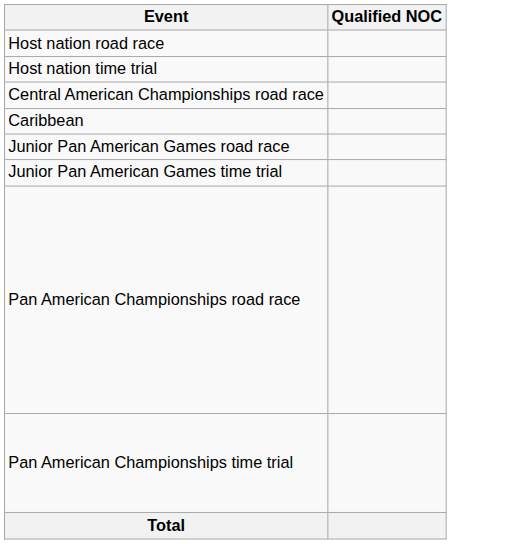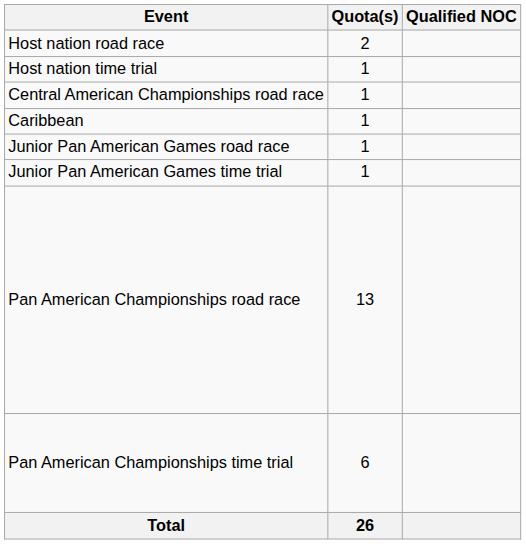+ column: (365, 17)
